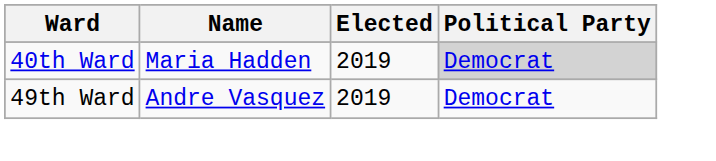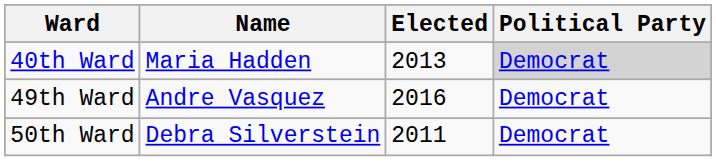(364, 61) 2019 -> (419, 61) 2013
(364, 99) 2019 -> (419, 99) 2016
+ row: (73, 136)
